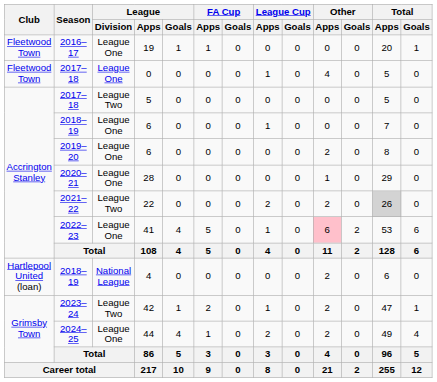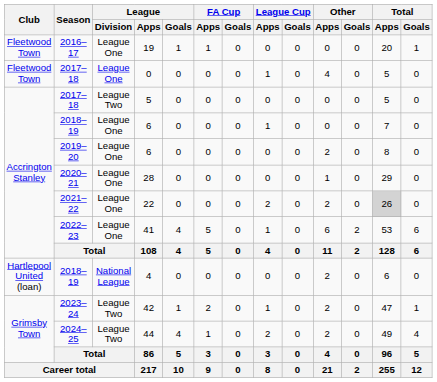(114, 204) League Two -> (114, 204) League One
(327, 230) pink background -> (327, 230) no background
(114, 334) League One -> (114, 334) League Two
